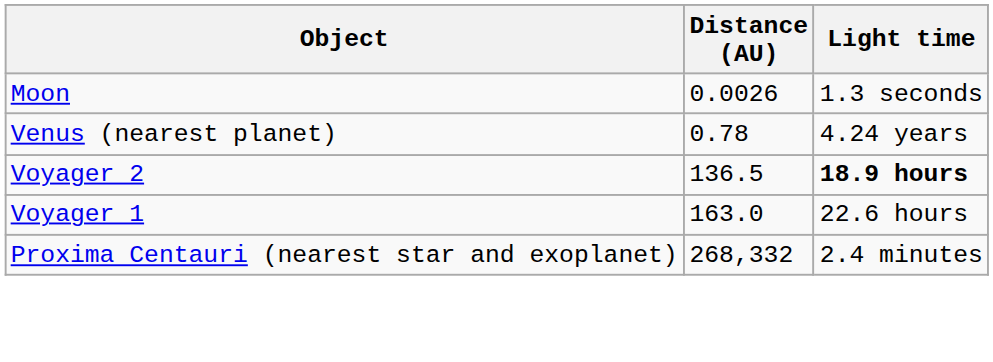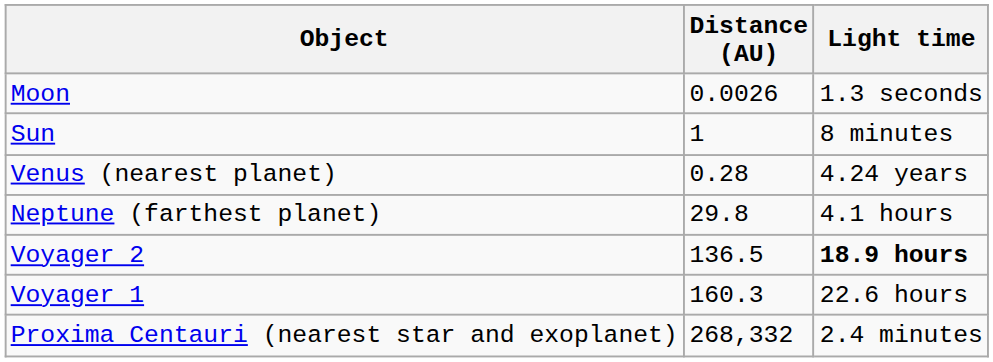+ row: (33, 134)
(719, 134) 0.78 -> (719, 174) 0.28
+ row: (196, 215)
(727, 215) 163.0 -> (727, 295) 160.3
